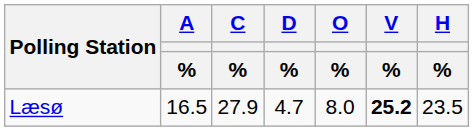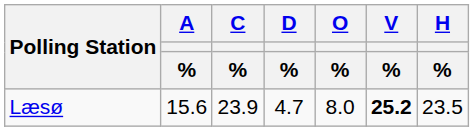(187, 107) 16.5 -> (187, 107) 15.6
(238, 107) 27.9 -> (238, 107) 23.9
